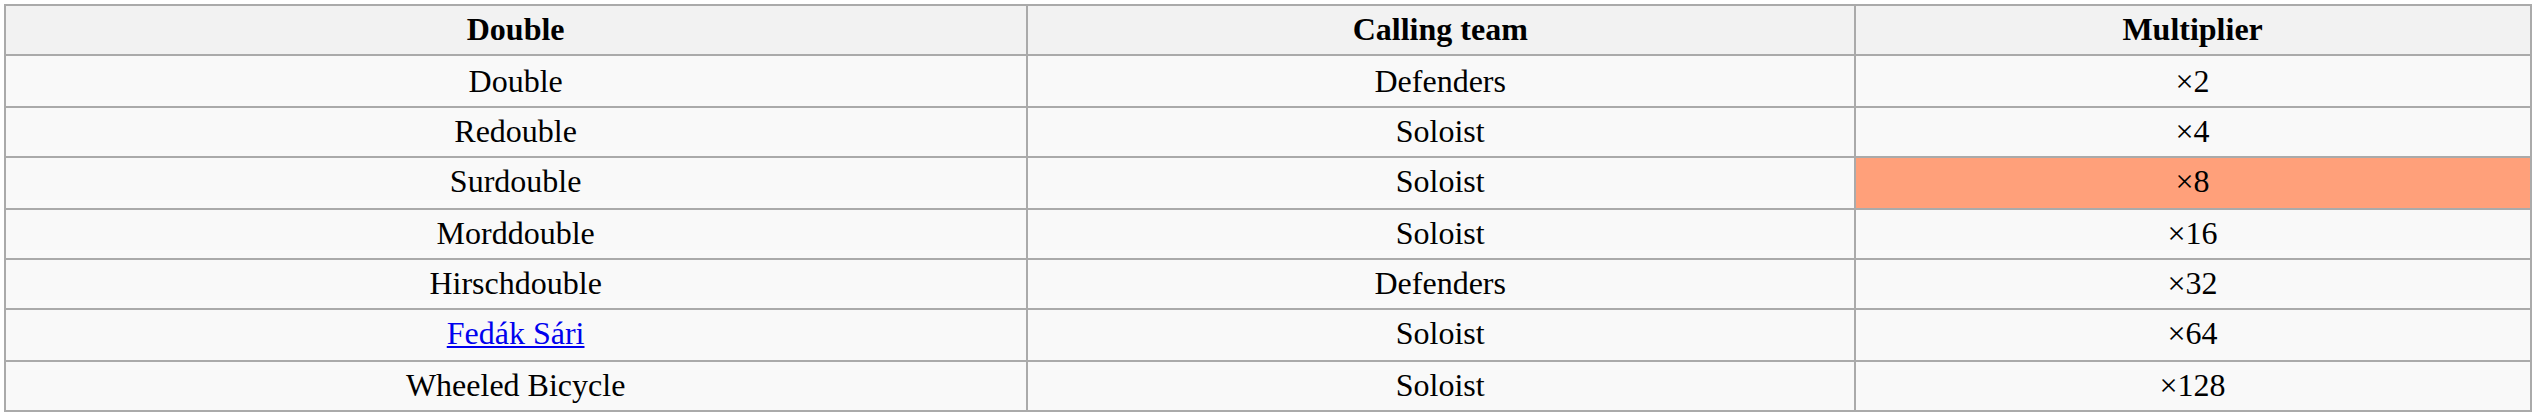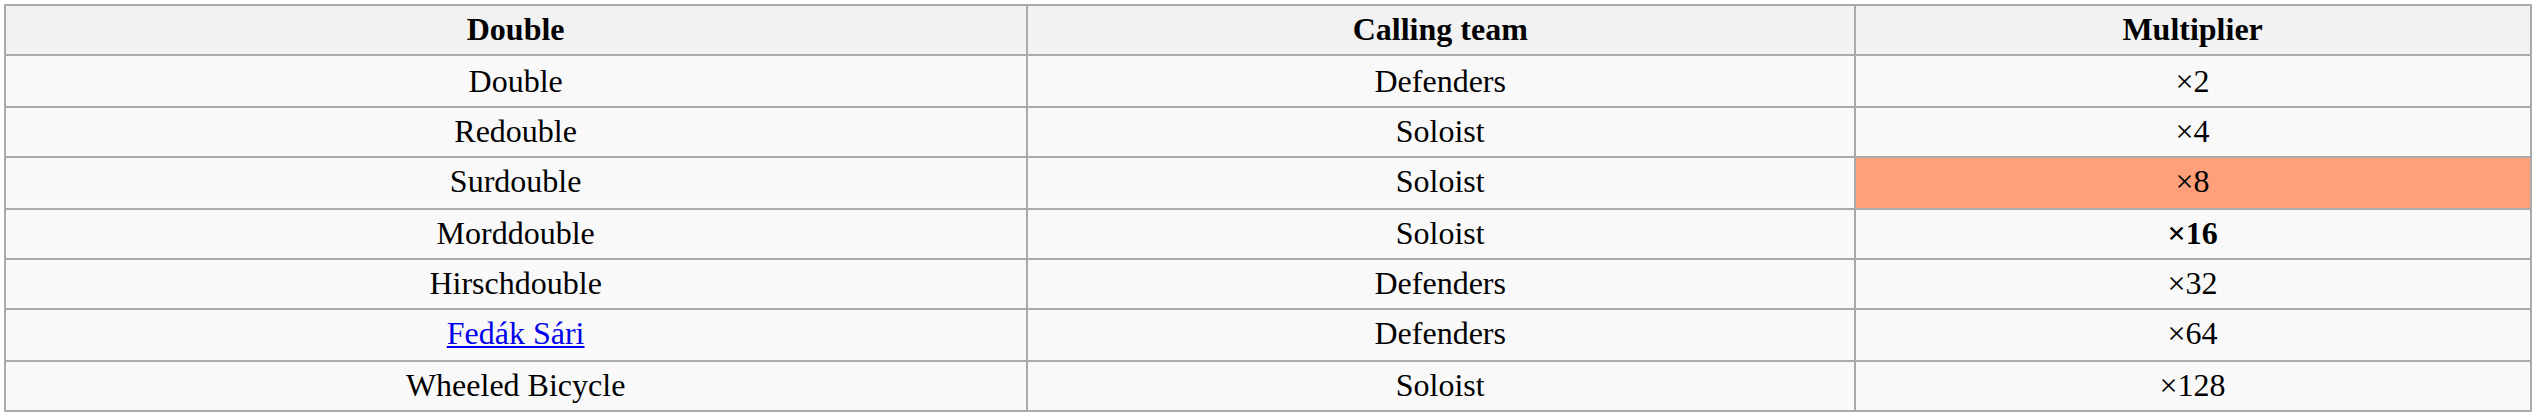(2193, 232) normal -> (2193, 232) bold
(1440, 334) Soloist -> (1440, 334) Defenders
